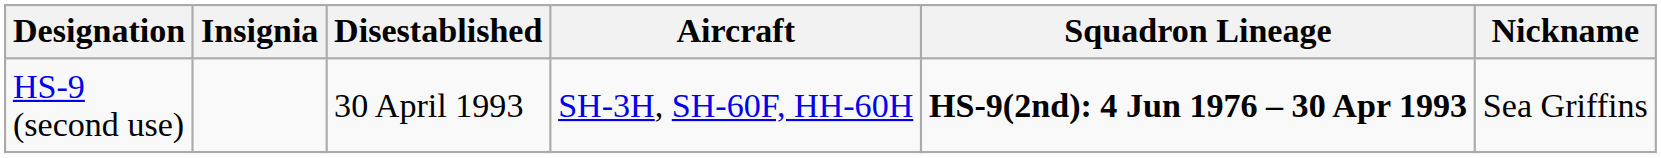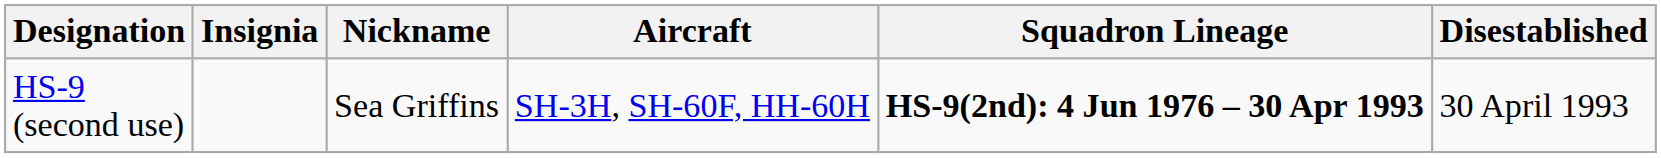columns swapped: (1565, 31) <-> (438, 31)
